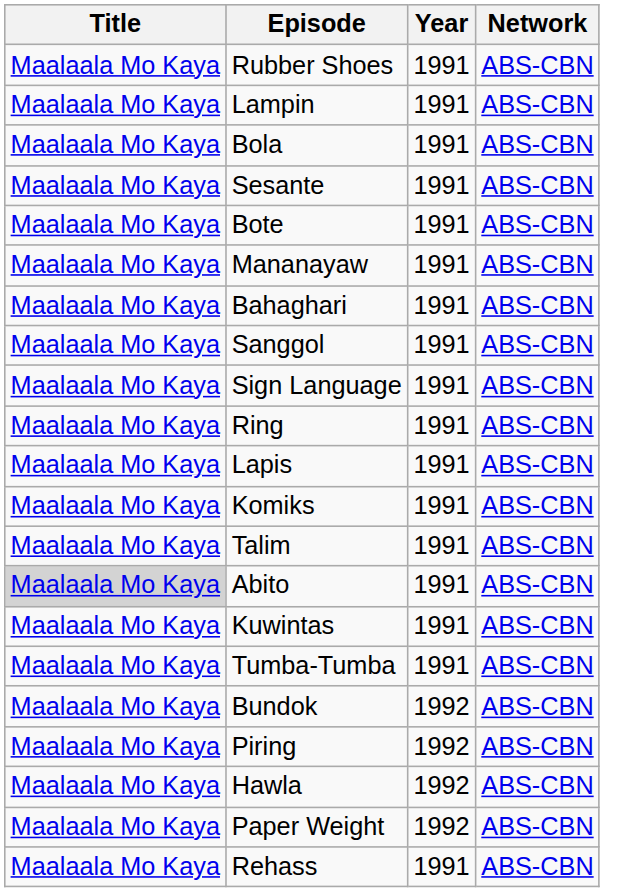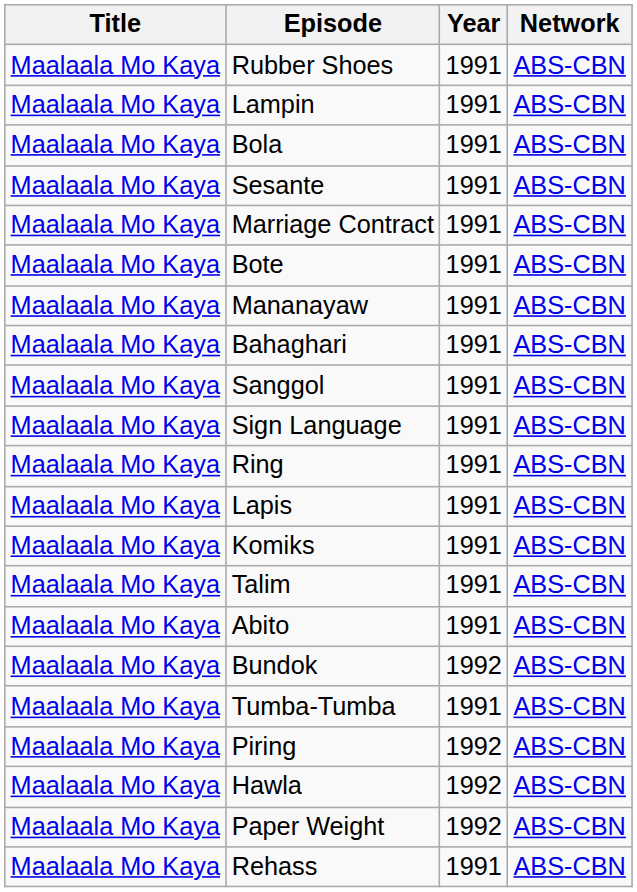+ row: (333, 225)
(115, 585) lightgrey background -> (115, 625) no background
- row: (283, 625)
rows swapped: (314, 666) <-> (275, 706)
